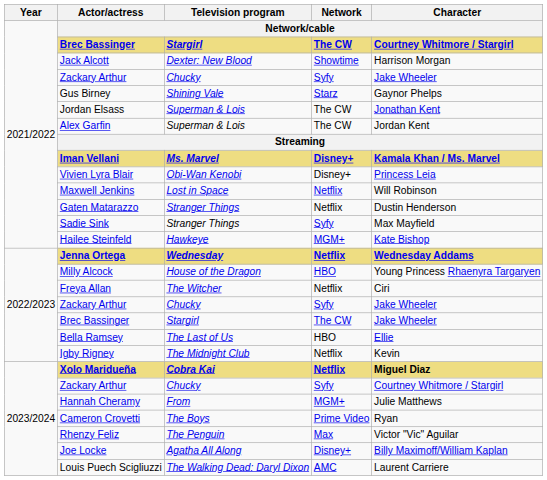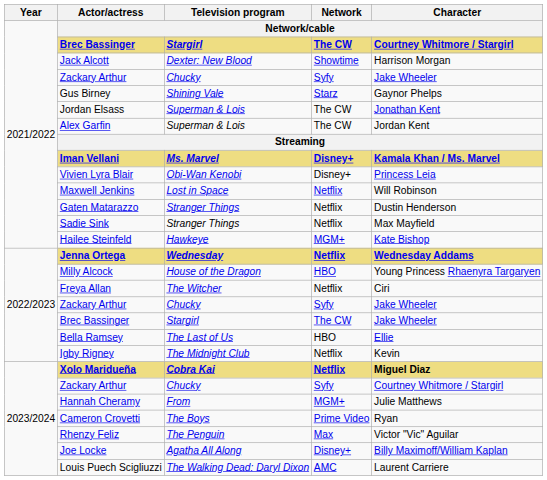(324, 223) Syfy -> (328, 223) Netflix
